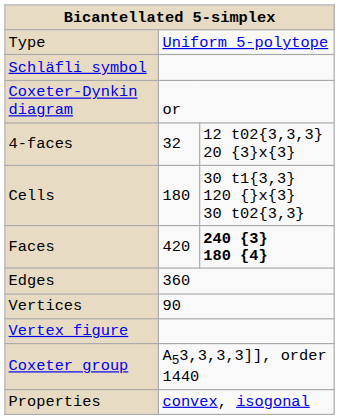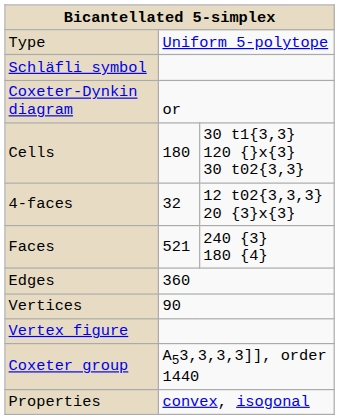rows swapped: (41, 144) <-> (32, 196)
(176, 247) 420 -> (176, 247) 521
(236, 247) bold -> (236, 247) normal
